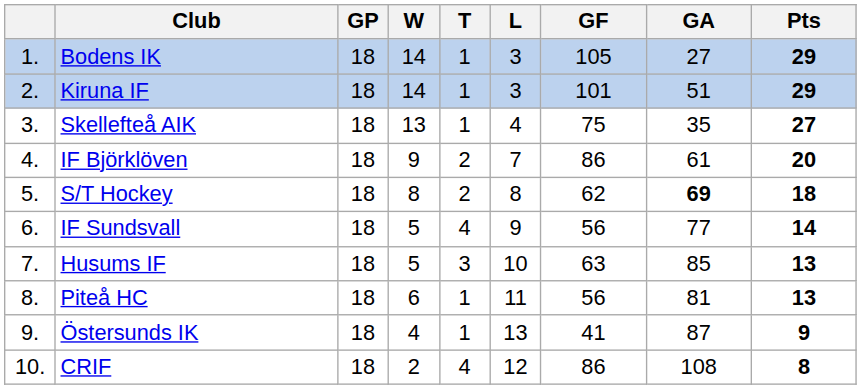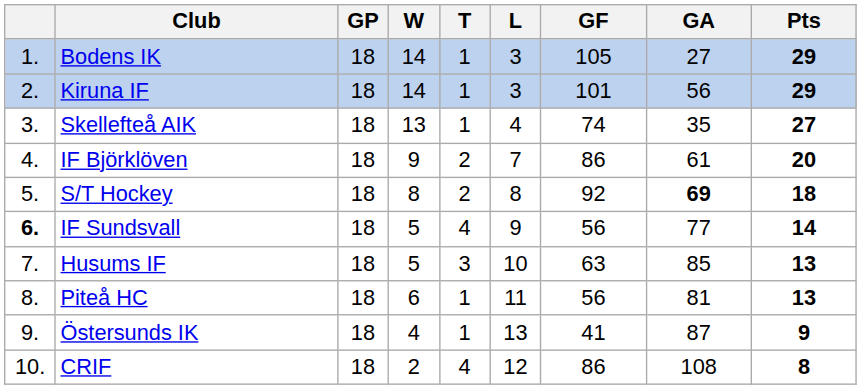(699, 90) 51 -> (699, 90) 56
(593, 125) 75 -> (593, 125) 74
(593, 194) 62 -> (593, 194) 92
(30, 228) normal -> (30, 228) bold
